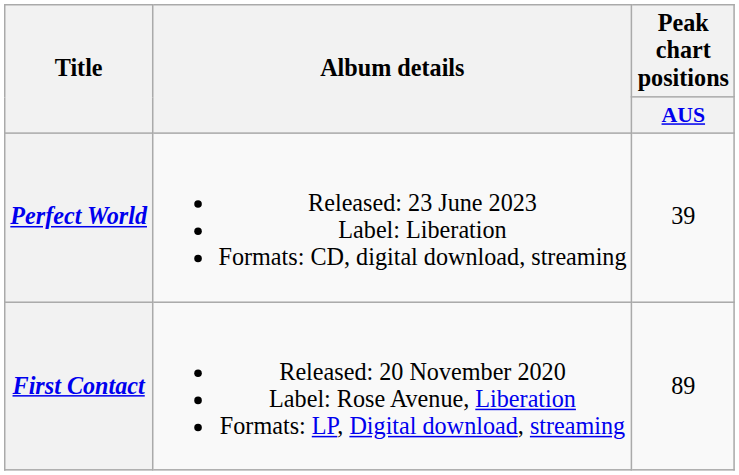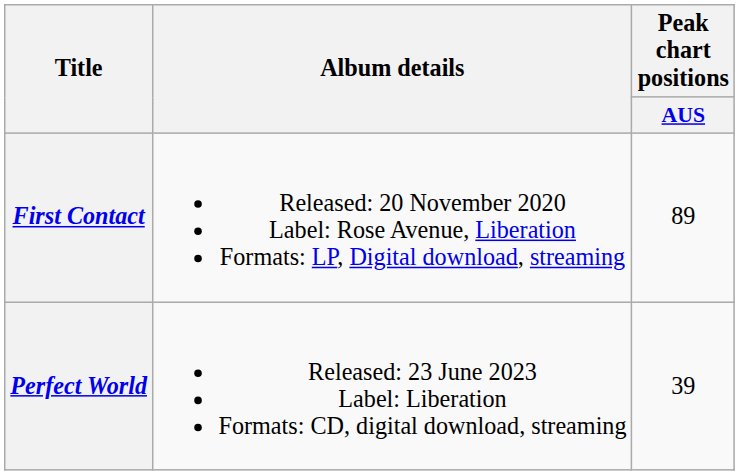rows swapped: (79, 385) <-> (79, 217)
